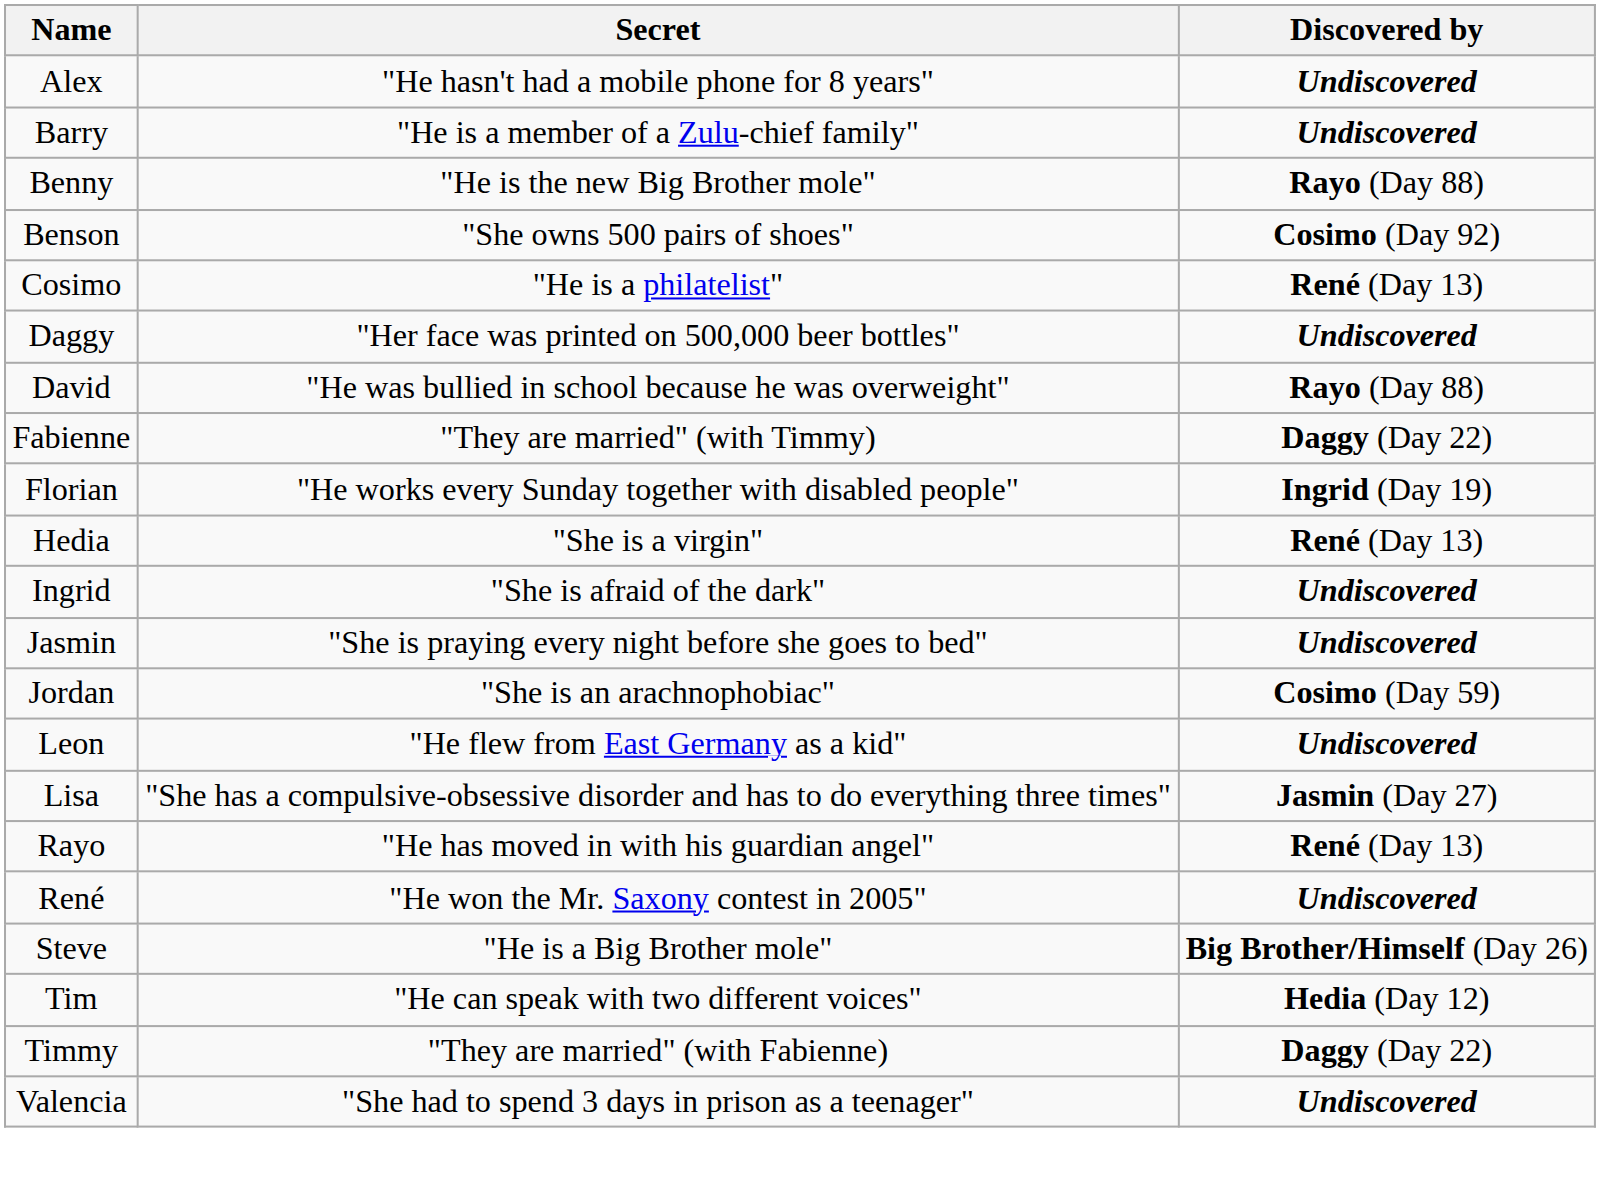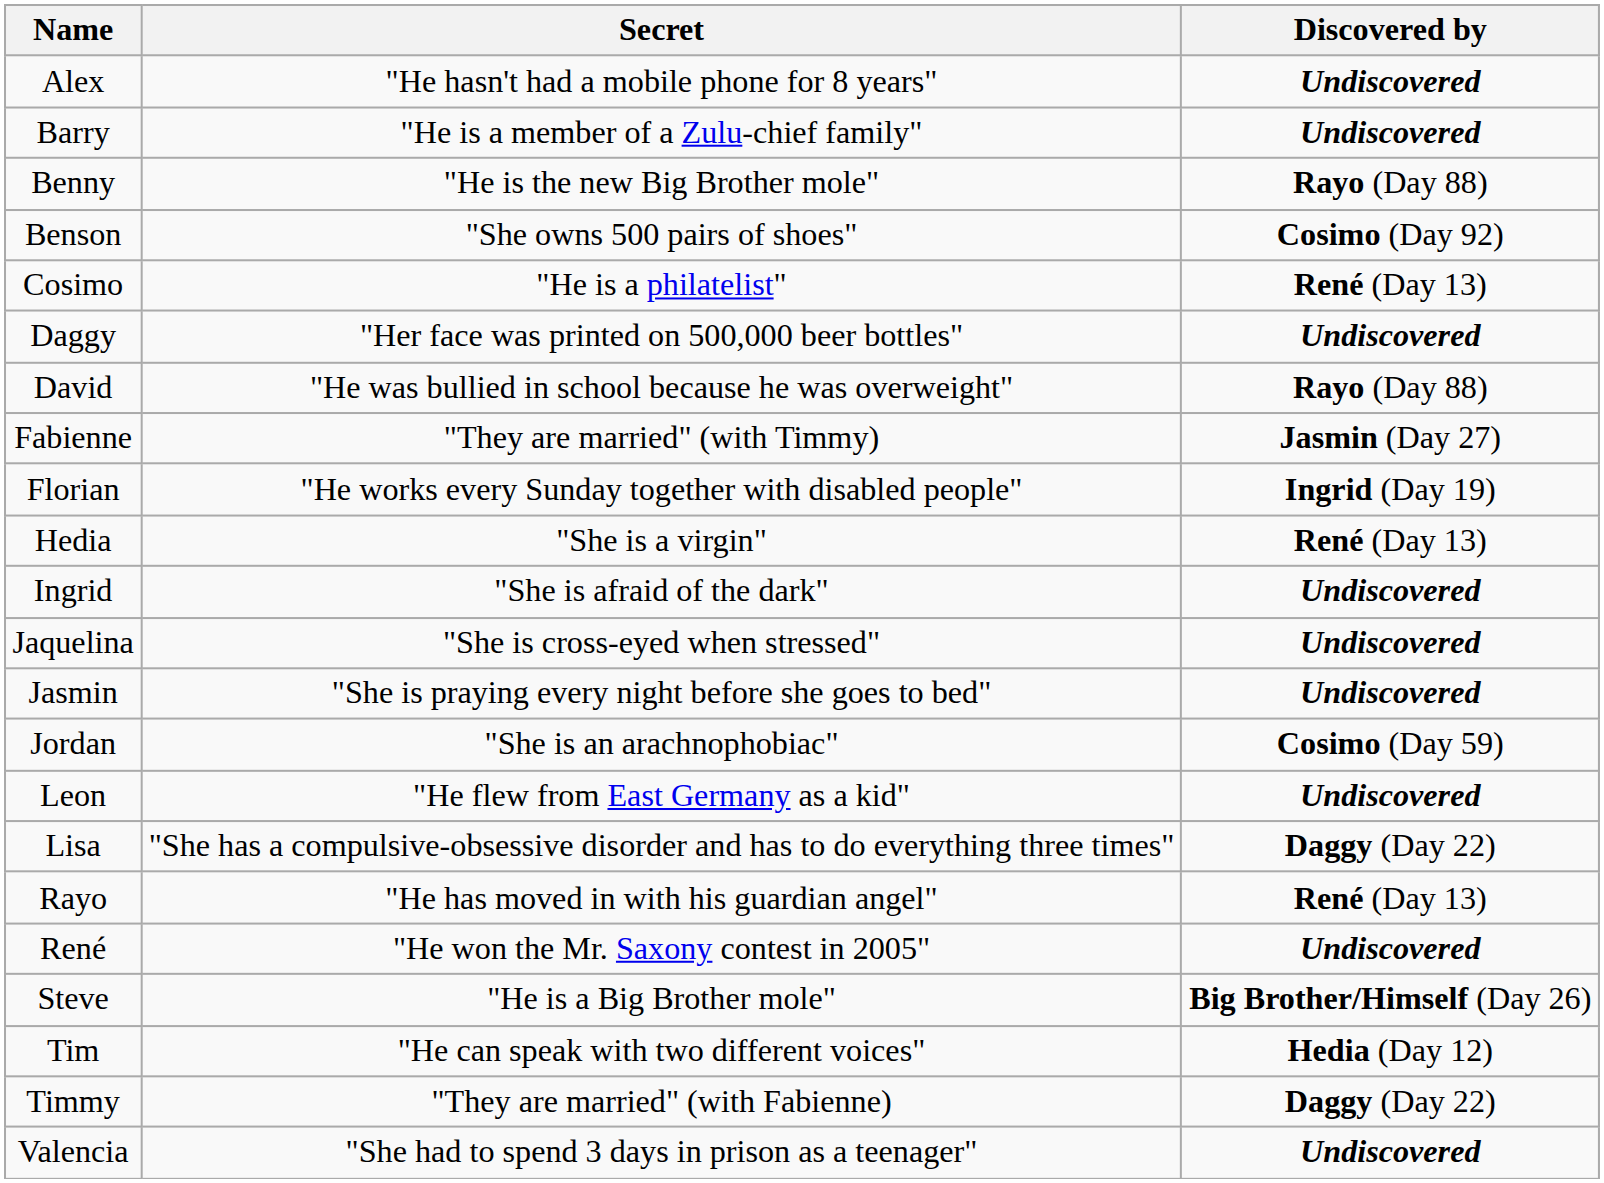(1387, 438) Daggy (Day 22) -> (1390, 438) Jasmin (Day 27)
+ row: (73, 642)
(1387, 795) Jasmin (Day 27) -> (1390, 846) Daggy (Day 22)
